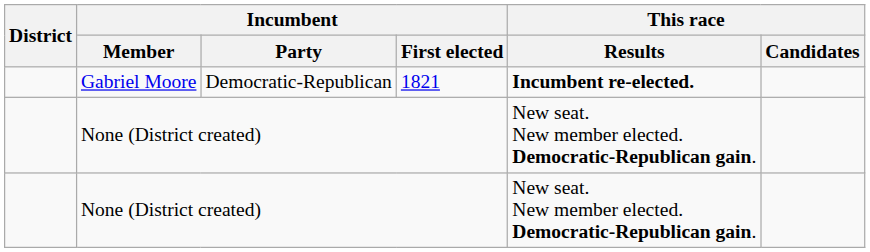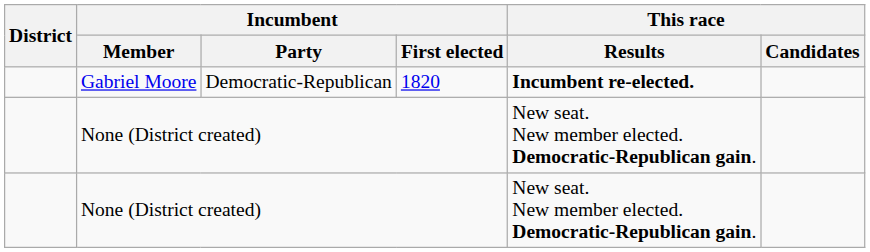(420, 81) 1821 -> (420, 81) 1820
